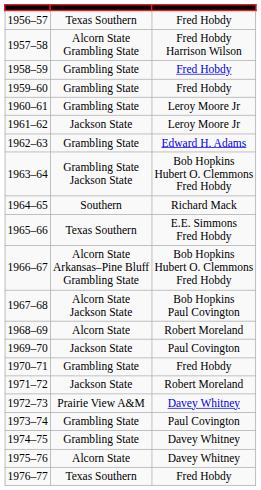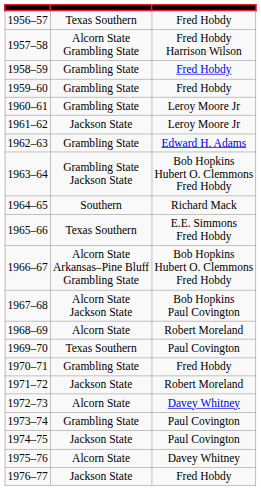(101, 348) Jackson State -> (101, 348) Texas Southern
(101, 403) Prairie View A&M -> (101, 403) Alcorn State
(101, 439) Grambling State -> (101, 439) Jackson State
(204, 439) Davey Whitney -> (204, 439) Paul Covington
(101, 476) Texas Southern -> (101, 476) Jackson State
